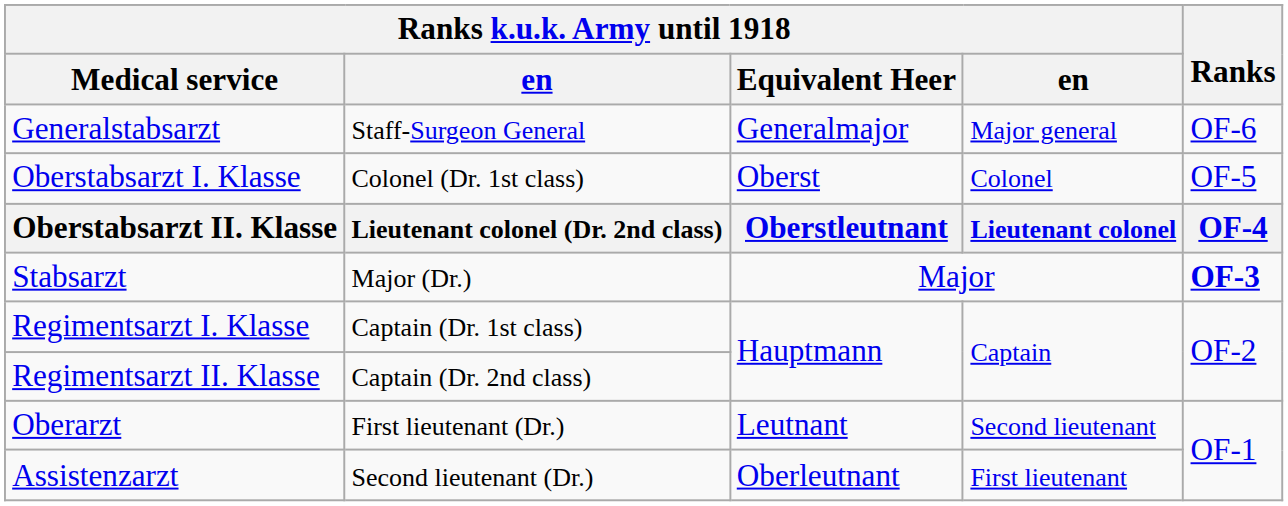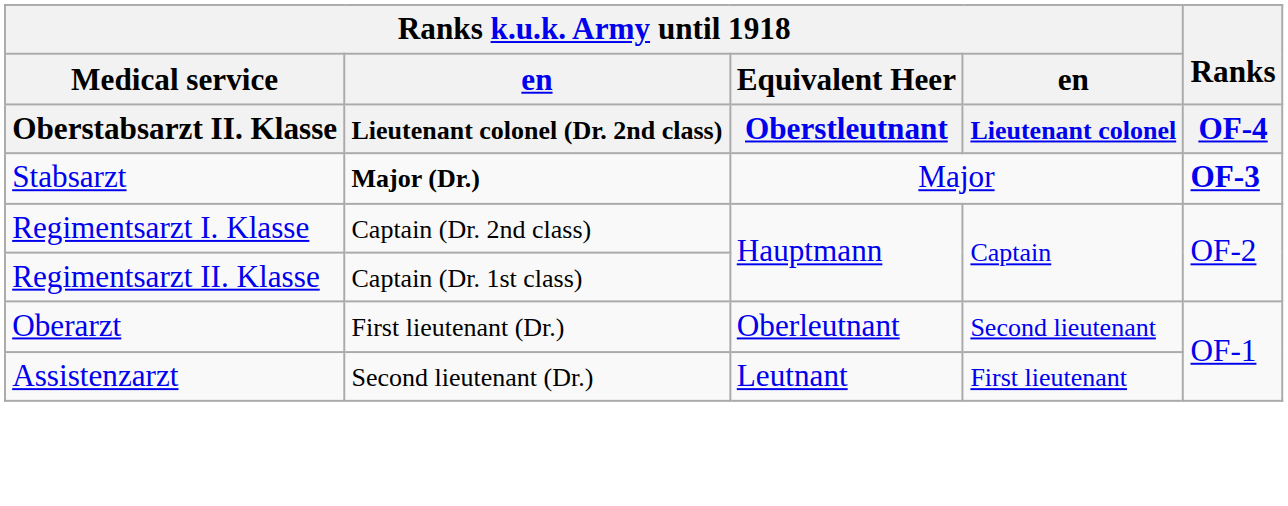- row: (116, 128)
- row: (156, 177)
(411, 278) normal -> (416, 177) bold
(467, 328) Captain (Dr. 1st class) -> (471, 229) Captain (Dr. 2nd class)
(471, 377) Captain (Dr. 2nd class) -> (467, 278) Captain (Dr. 1st class)
(792, 425) Leutnant -> (818, 326) Oberleutnant
(818, 474) Oberleutnant -> (792, 375) Leutnant
